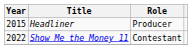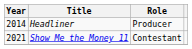(16, 24) 2015 -> (16, 24) 2014
(16, 38) 2022 -> (16, 38) 2021
